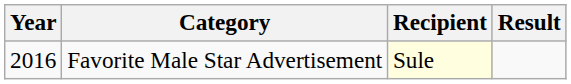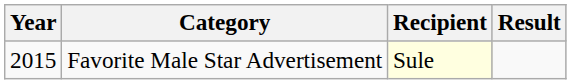(33, 59) 2016 -> (33, 59) 2015
